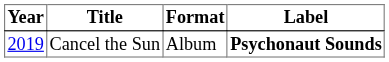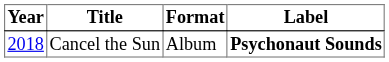(26, 43) 2019 -> (26, 43) 2018
